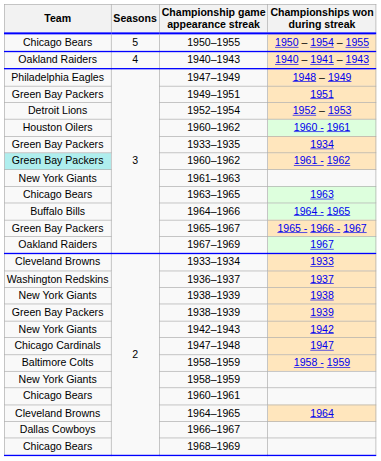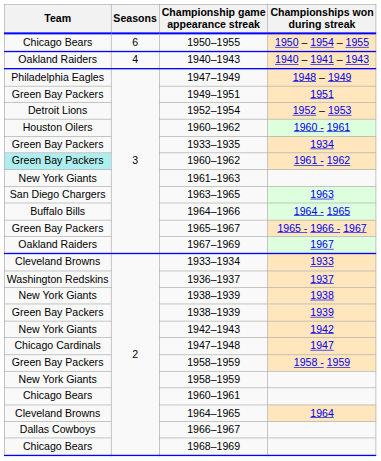(135, 42) 5 -> (135, 42) 6
(58, 194) Chicago Bears -> (58, 194) San Diego Chargers
(58, 363) Baltimore Colts -> (58, 363) Green Bay Packers
